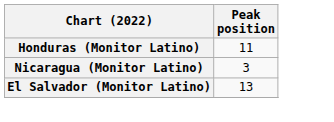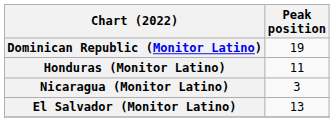+ row: (135, 48)
